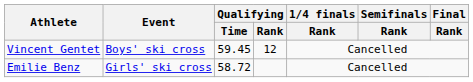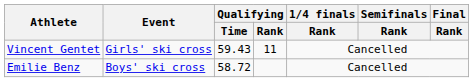(155, 49) Boys' ski cross -> (159, 49) Girls' ski cross
(234, 49) 59.45 -> (234, 49) 59.43
(270, 49) 12 -> (270, 49) 11
(159, 67) Girls' ski cross -> (155, 67) Boys' ski cross
